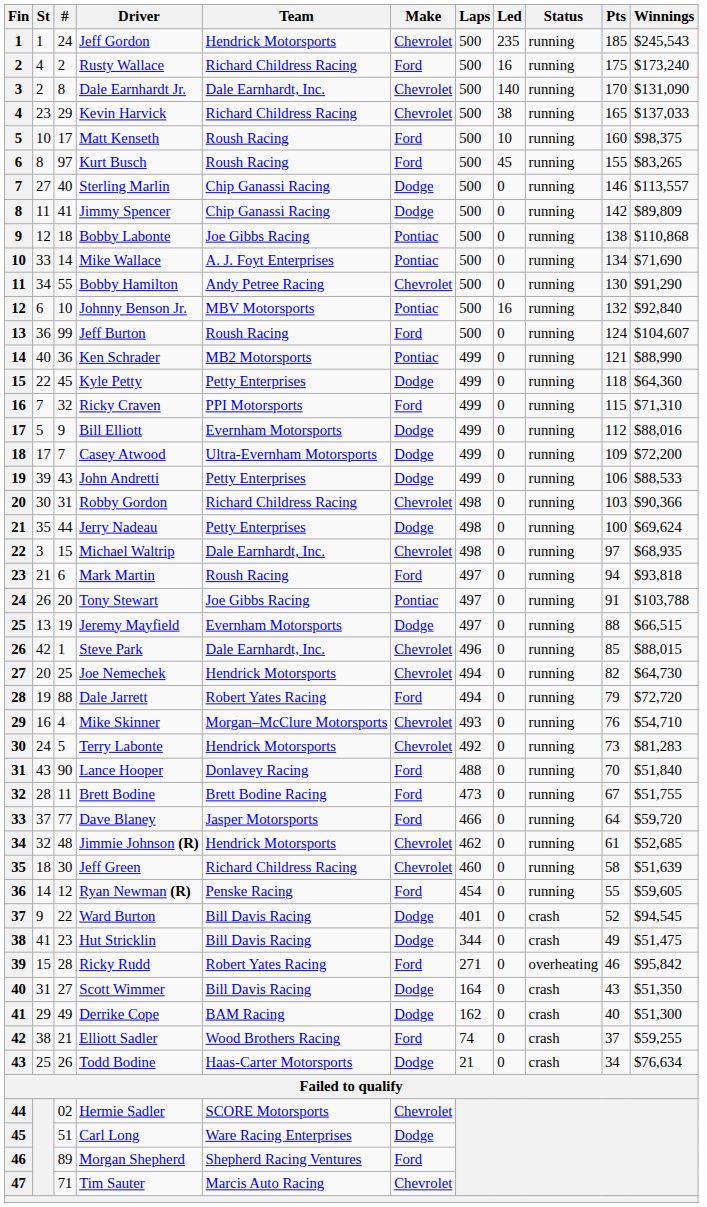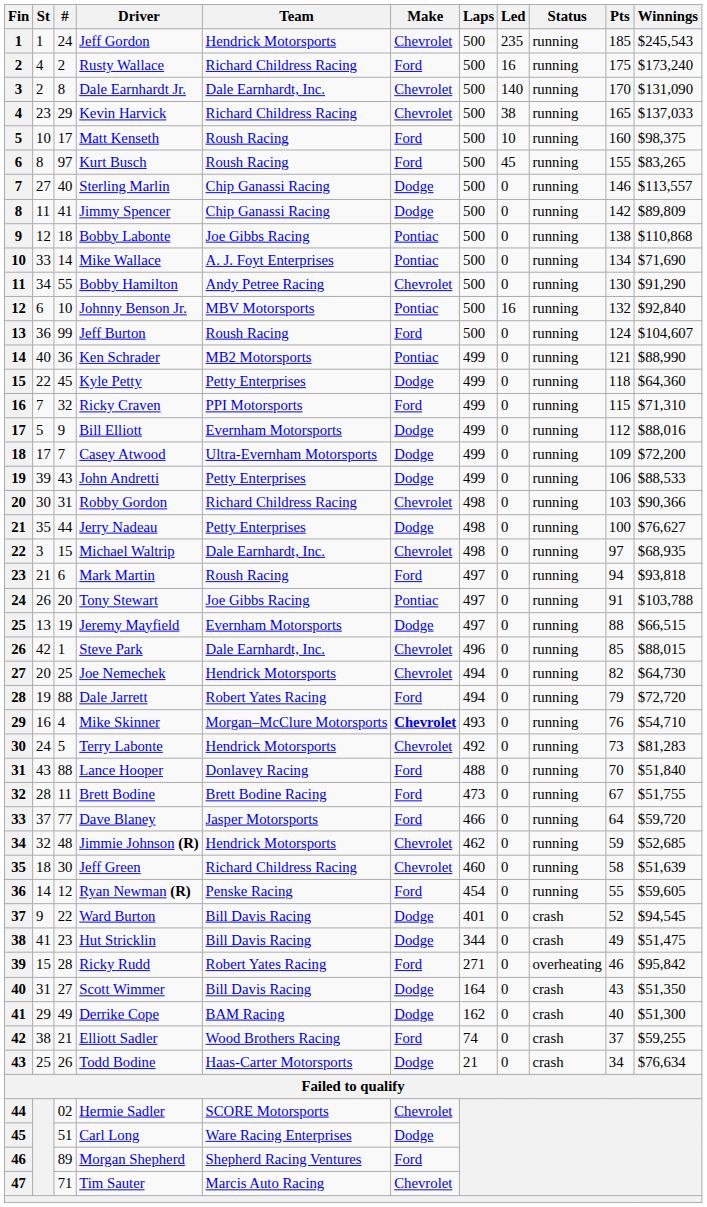(658, 527) $69,624 -> (662, 527) $76,627
(423, 721) normal -> (425, 721) bold
(65, 770) 90 -> (65, 770) 88
(612, 843) 61 -> (616, 843) 59
